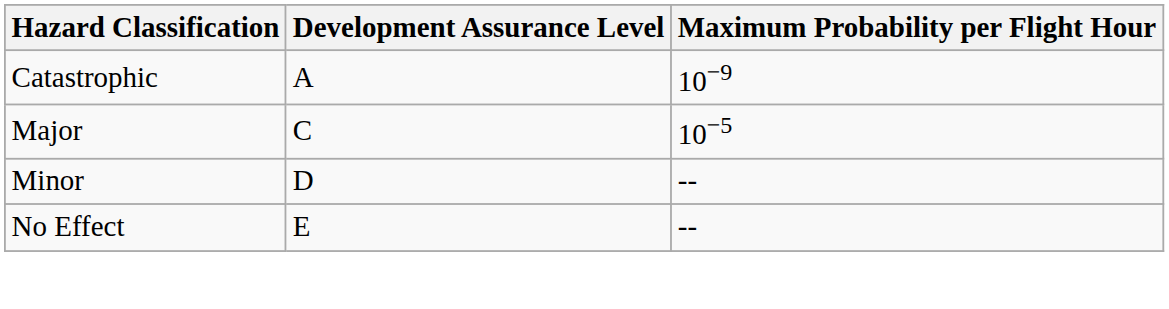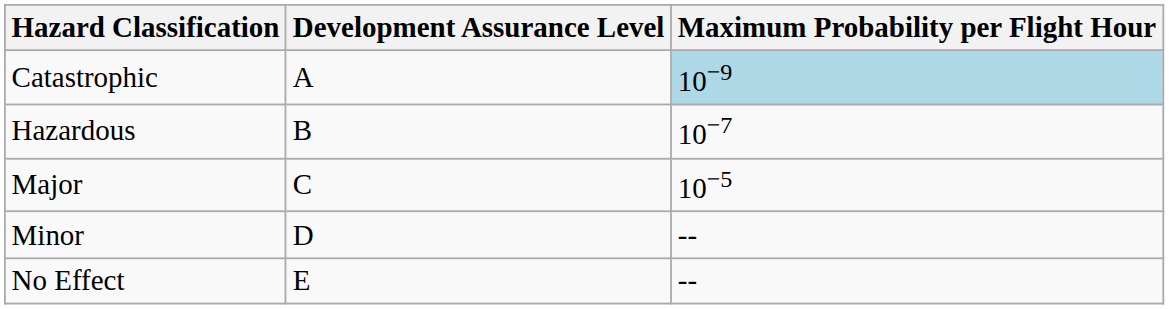(705, 77) no background -> (705, 77) lightblue background
+ row: (74, 131)
